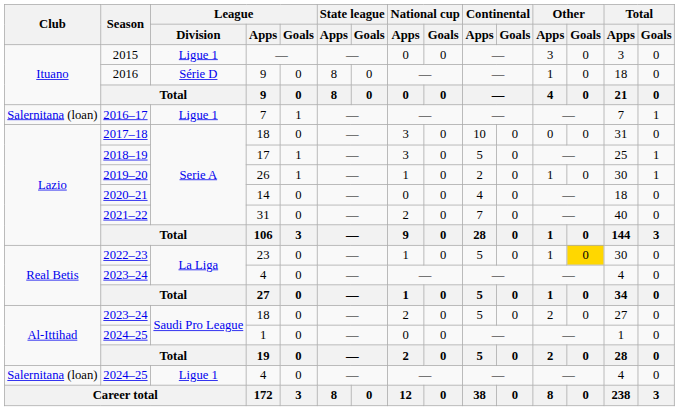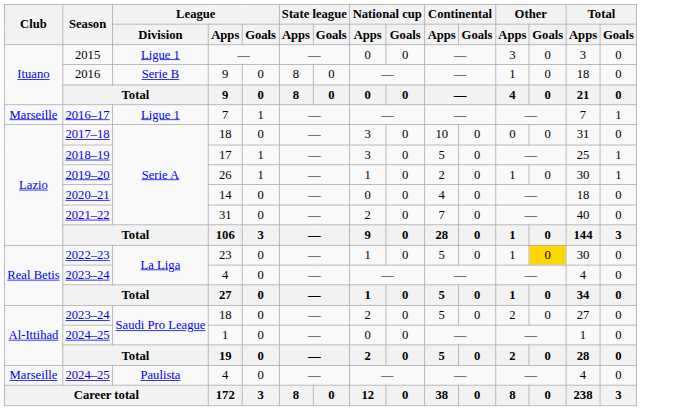(198, 74) Série D -> (160, 74) Serie B
(52, 114) Salernitana (loan) -> (33, 114) Marseille
(52, 375) Salernitana (loan) -> (33, 375) Marseille
(198, 375) Ligue 1 -> (160, 375) Paulista
